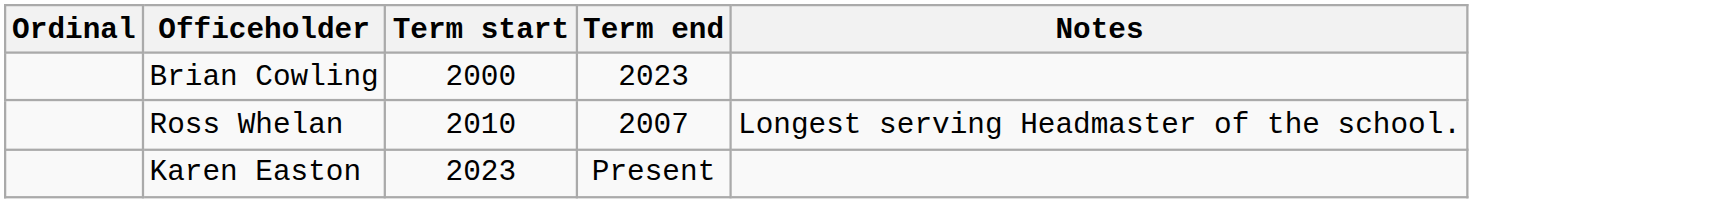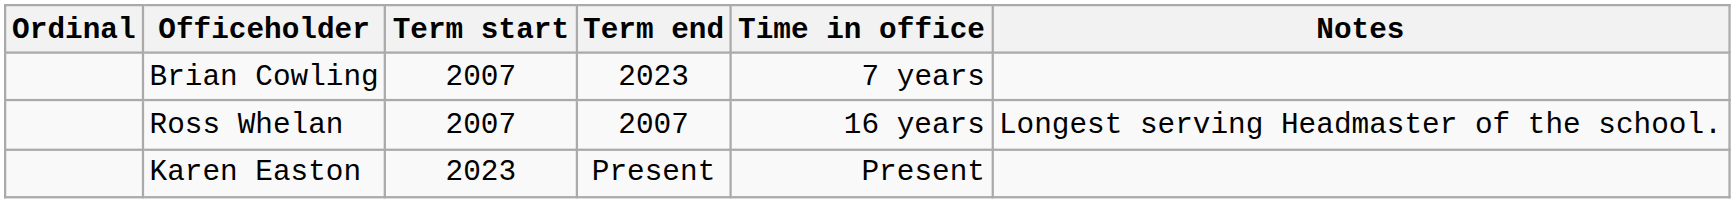+ column: (861, 29)
(481, 77) 2000 -> (481, 77) 2007
(481, 125) 2010 -> (481, 125) 2007
